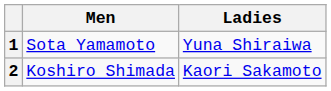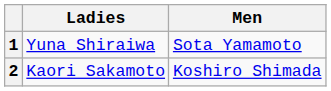columns swapped: (101, 18) <-> (252, 18)
